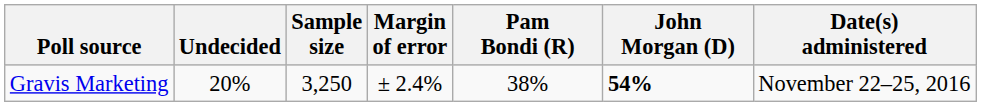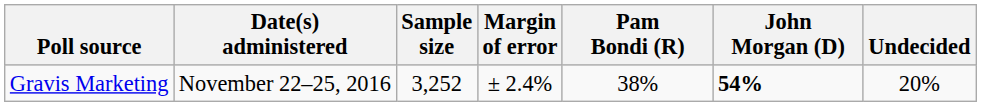columns swapped: (864, 34) <-> (230, 47)
(327, 82) 3,250 -> (437, 82) 3,252
